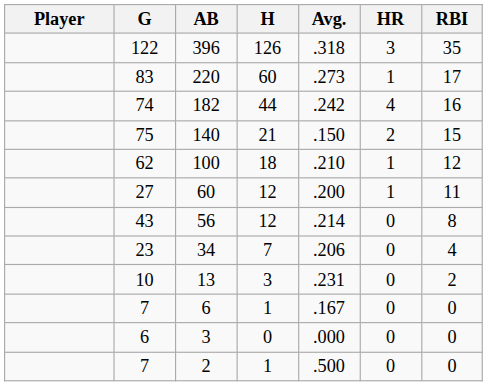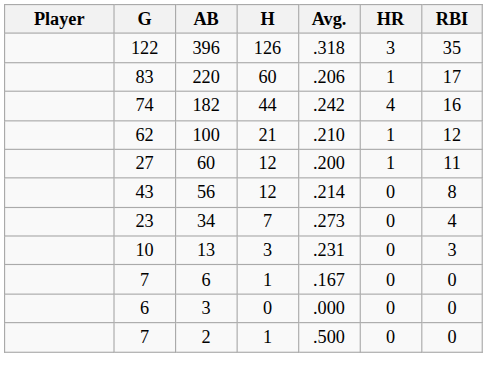(329, 76) .273 -> (329, 76) .206
- row: (206, 134)
(268, 163) 18 -> (268, 134) 21
(329, 250) .206 -> (329, 221) .273
(452, 279) 2 -> (452, 250) 3
